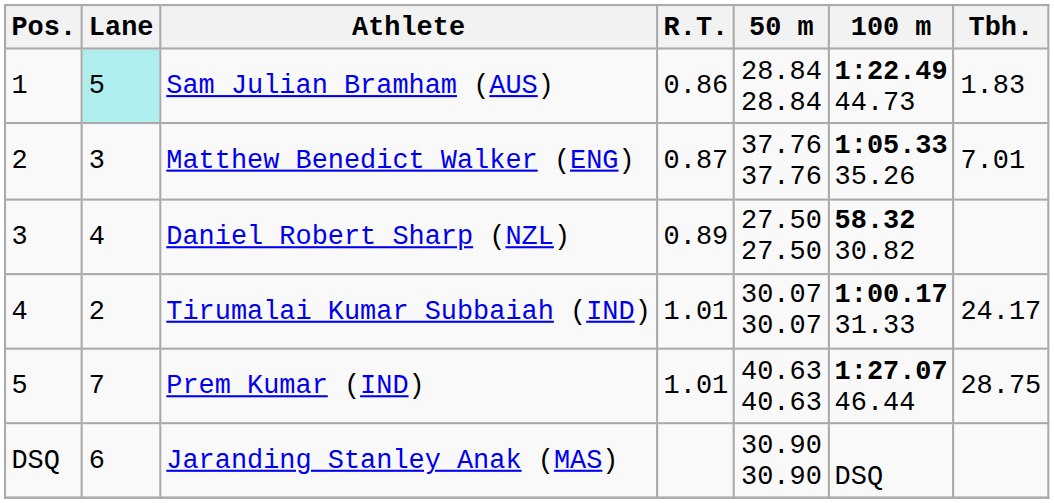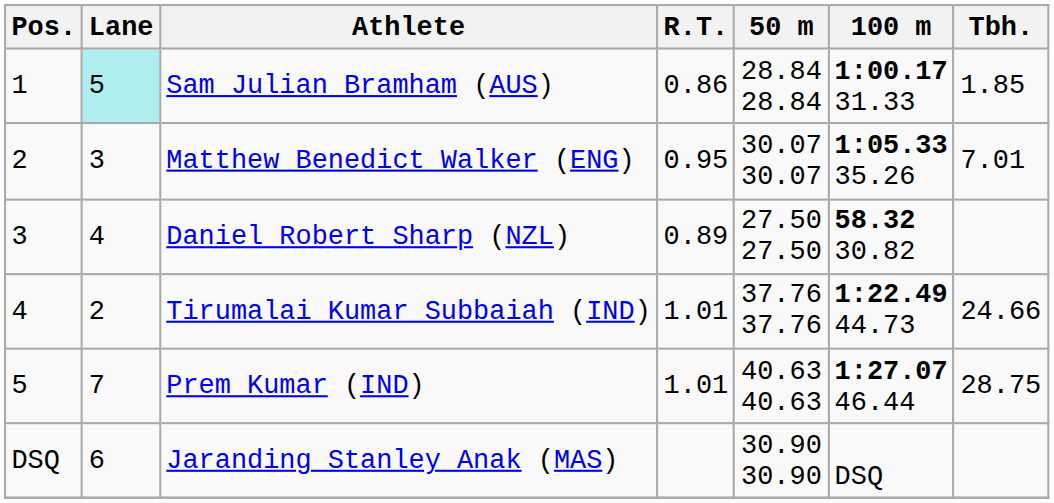(891, 86) 1:22.49 44.73 -> (891, 86) 1:00.17 31.33
(993, 86) 1.83 -> (993, 86) 1.85
(696, 161) 0.87 -> (696, 161) 0.95
(781, 161) 37.76 37.76 -> (781, 161) 30.07 30.07
(781, 311) 30.07 30.07 -> (781, 311) 37.76 37.76
(891, 311) 1:00.17 31.33 -> (891, 311) 1:22.49 44.73
(1001, 311) 24.17 -> (1001, 311) 24.66
